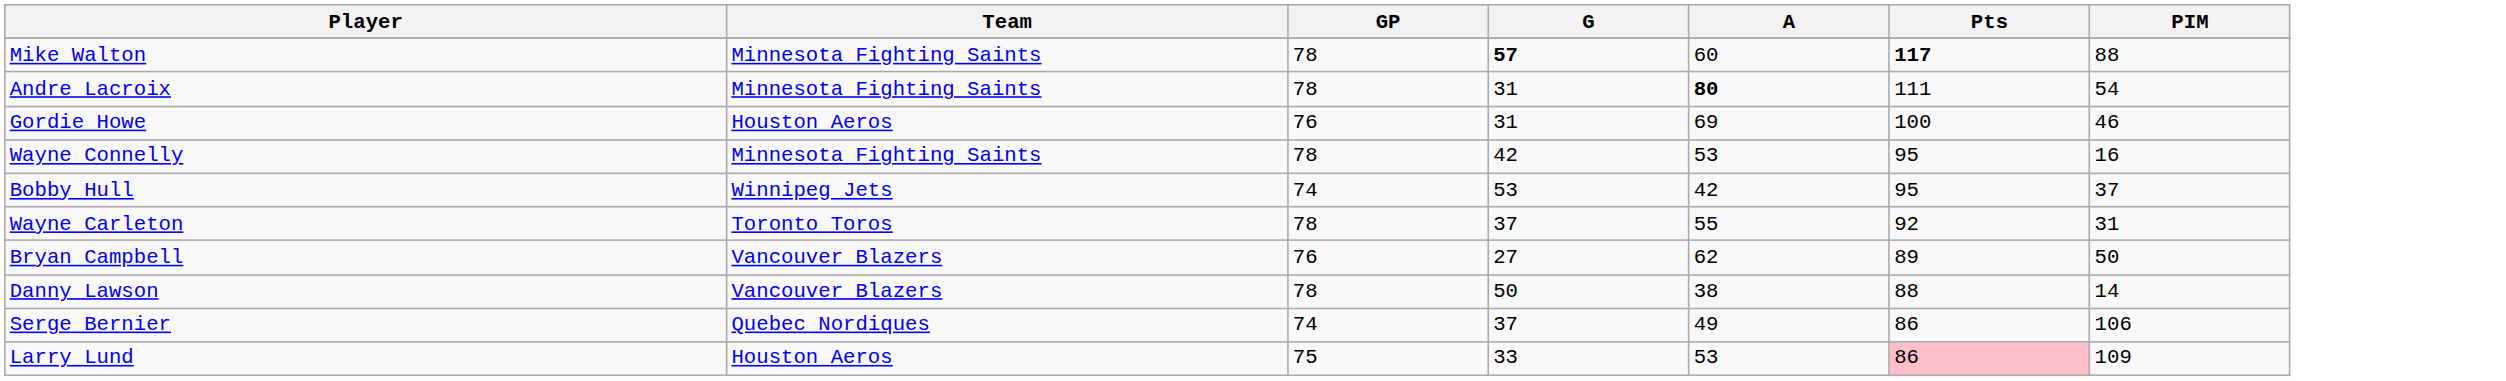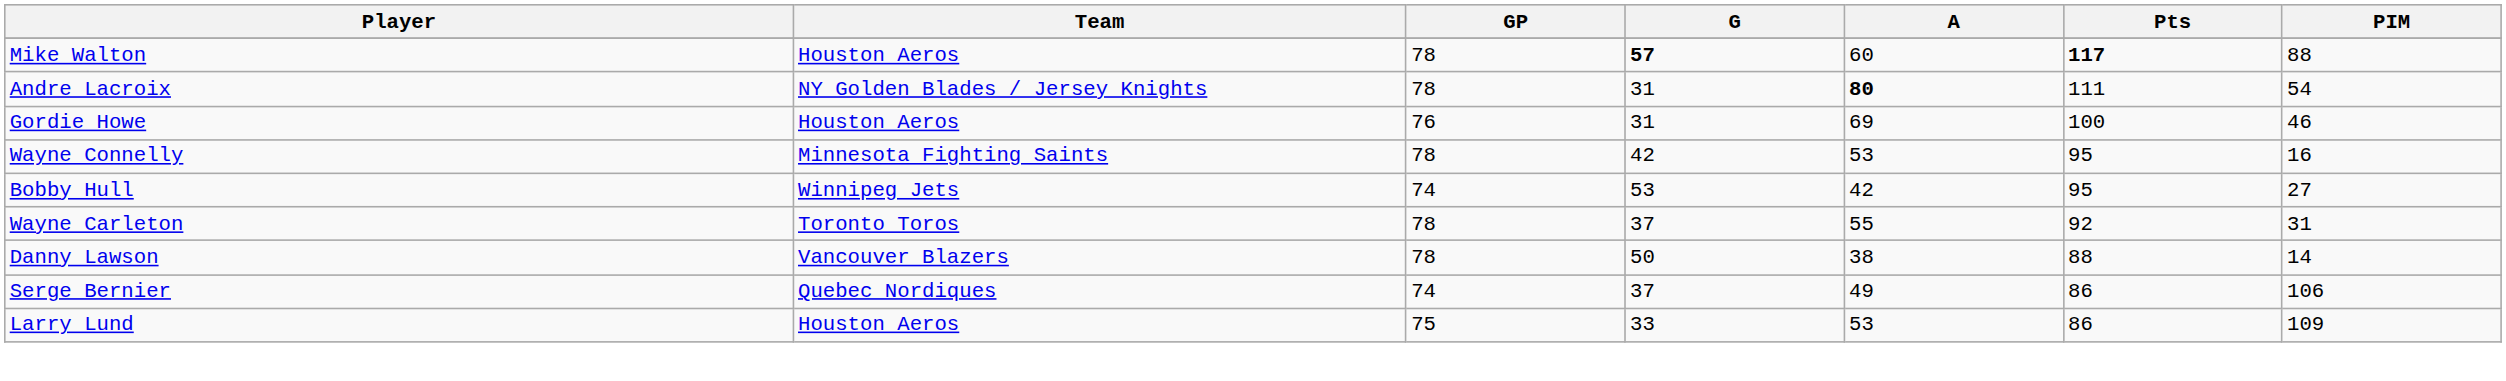(886, 55) Minnesota Fighting Saints -> (879, 55) Houston Aeros
(886, 89) Minnesota Fighting Saints -> (1003, 89) NY Golden Blades / Jersey Knights
(2107, 190) 37 -> (2299, 190) 27
- row: (97, 257)
(1907, 359) pink background -> (2080, 325) no background
